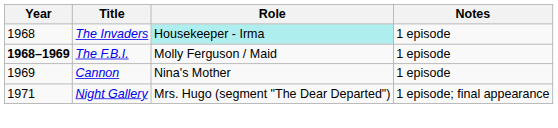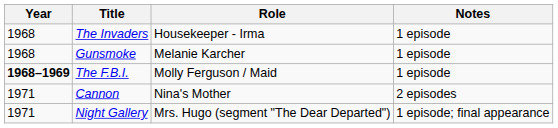(209, 34) paleturquoise background -> (209, 34) no background
+ row: (106, 53)
(21, 73) 1969 -> (21, 93) 1971
(423, 73) 1 episode -> (426, 93) 2 episodes
